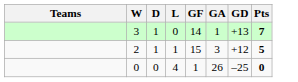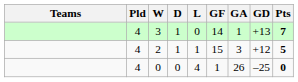+ column: (138, 13)
